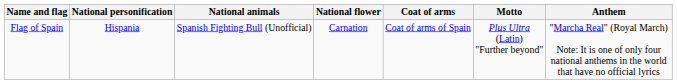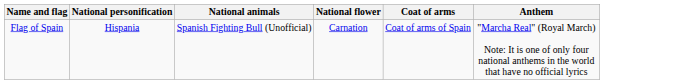- column: (509, 12)
